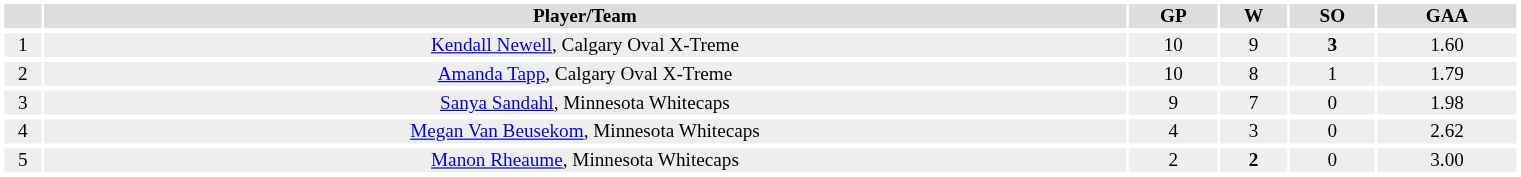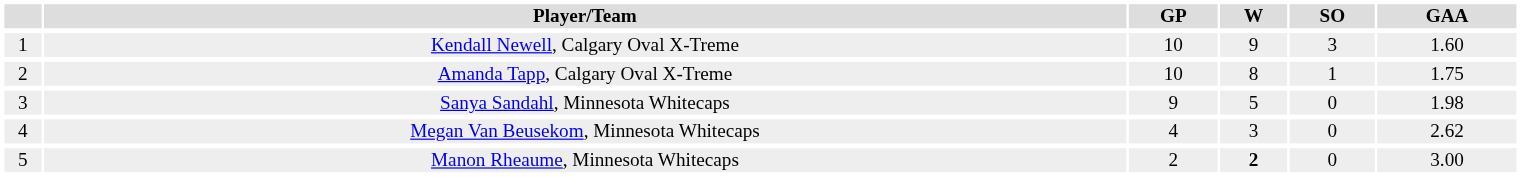(1332, 44) bold -> (1332, 44) normal
(1447, 73) 1.79 -> (1447, 73) 1.75
(1254, 102) 7 -> (1254, 102) 5
